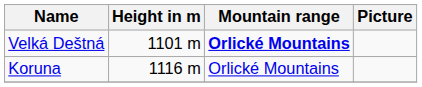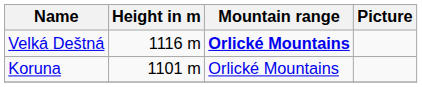(174, 43) 1101 m -> (175, 43) 1116 m
(175, 69) 1116 m -> (174, 69) 1101 m
